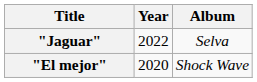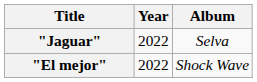(153, 65) 2020 -> (153, 65) 2022
